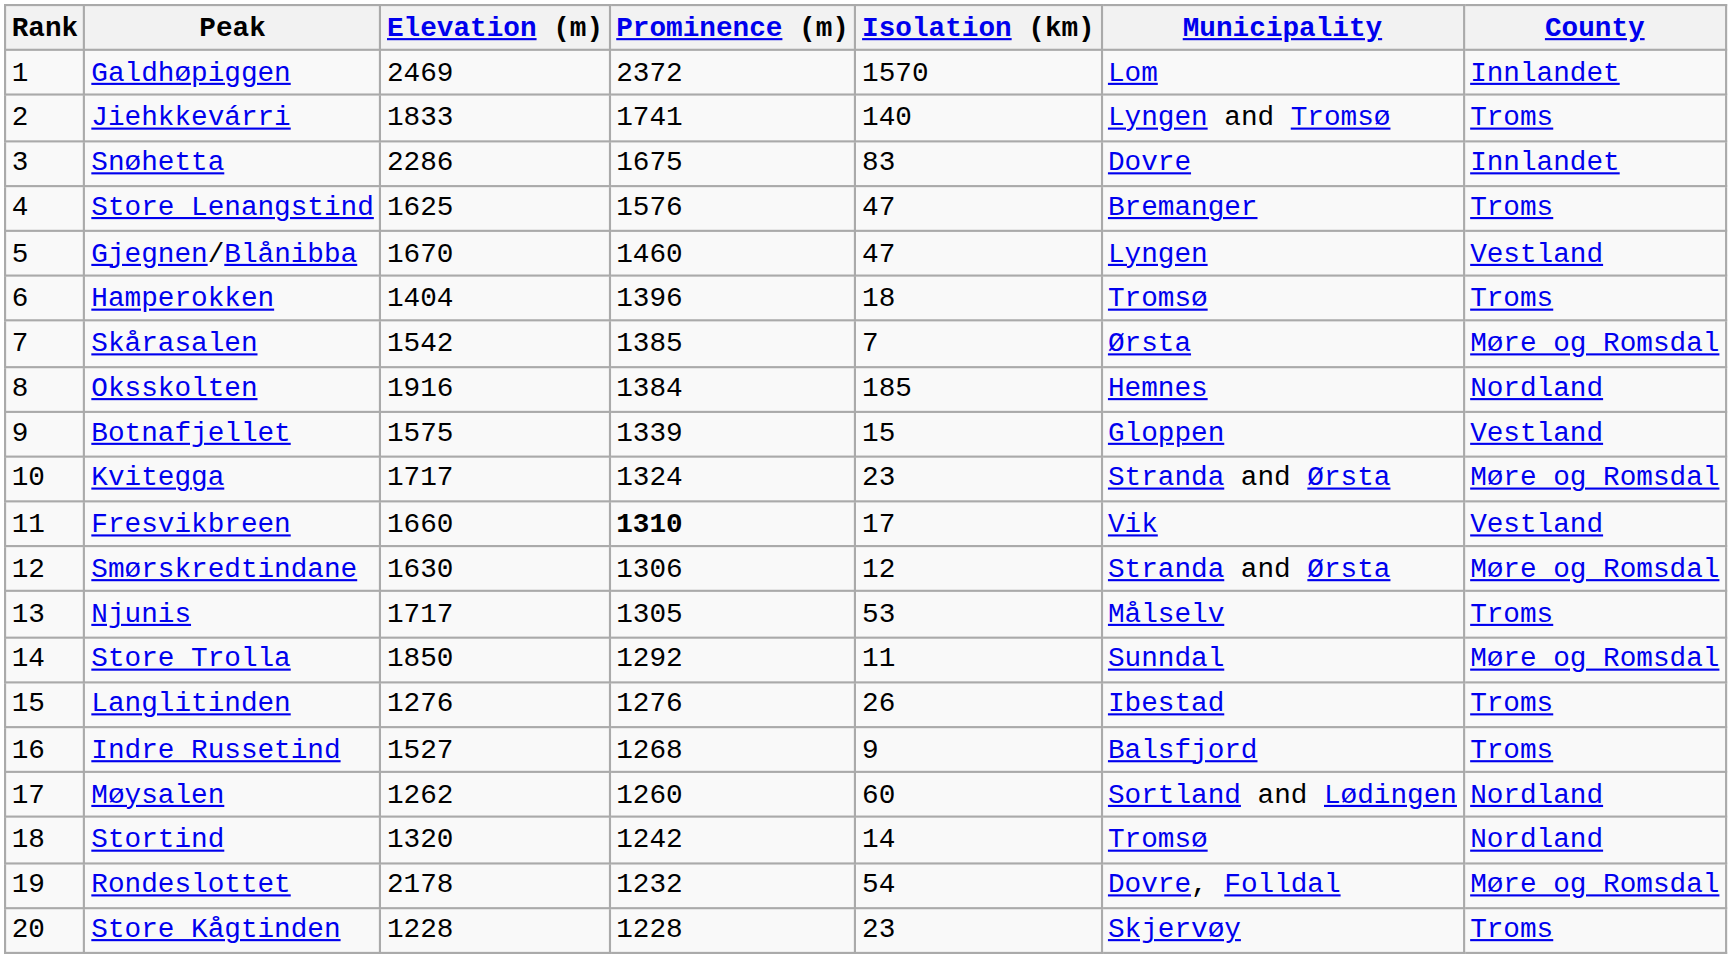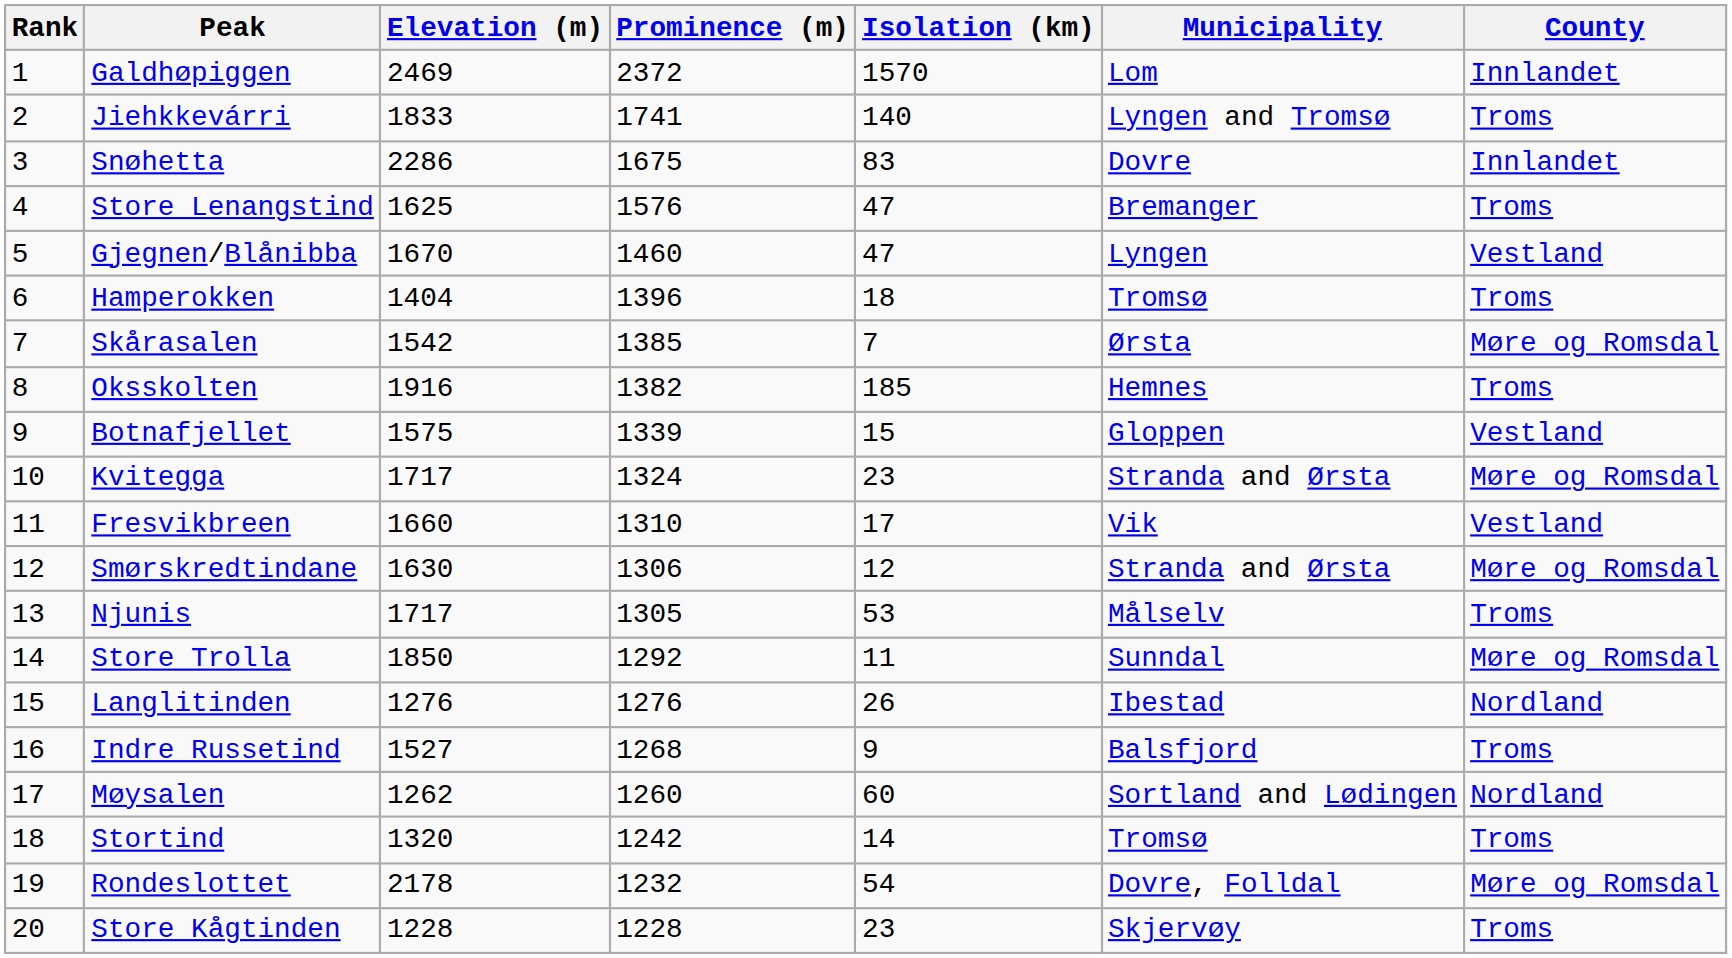(649, 389) 1384 -> (649, 389) 1382
(1537, 389) Nordland -> (1512, 389) Troms
(649, 524) bold -> (649, 524) normal
(1512, 705) Troms -> (1537, 705) Nordland
(1537, 840) Nordland -> (1512, 840) Troms
